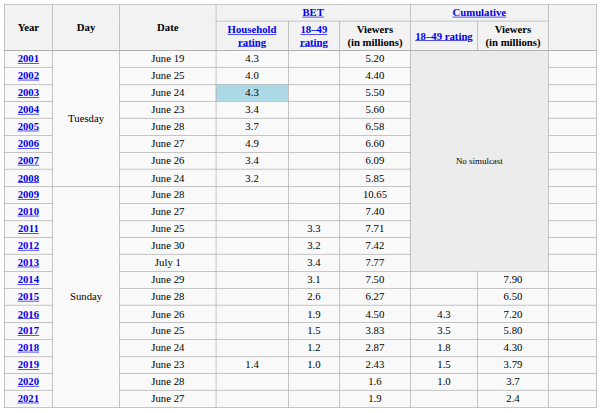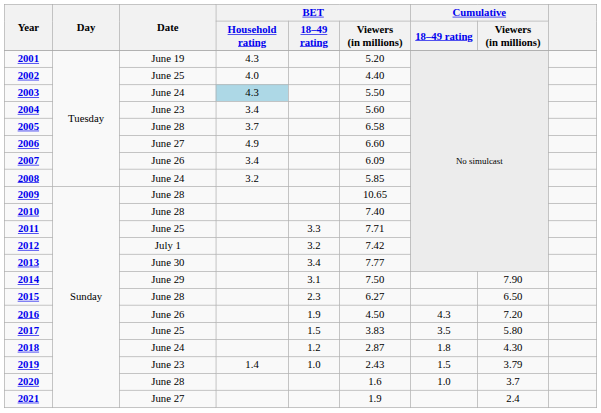(168, 212) June 27 -> (168, 212) June 28
(168, 246) June 30 -> (168, 246) July 1
(168, 263) July 1 -> (168, 263) June 30
(314, 297) 2.6 -> (314, 297) 2.3
